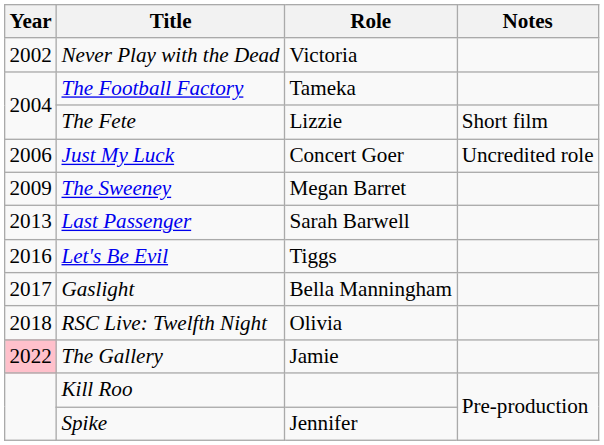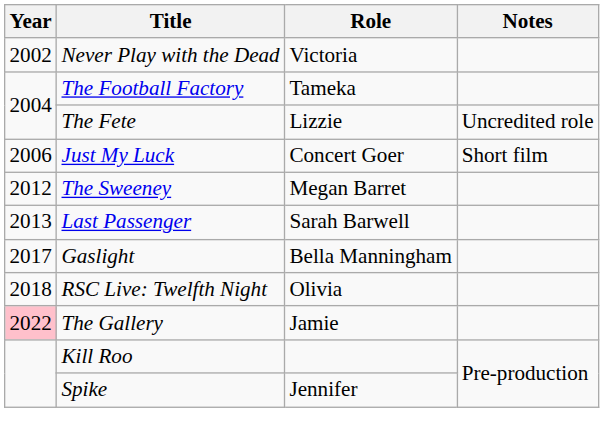(505, 121) Short film -> (528, 121) Uncredited role
(528, 155) Uncredited role -> (505, 155) Short film
(31, 188) 2009 -> (31, 188) 2012
- row: (115, 255)
